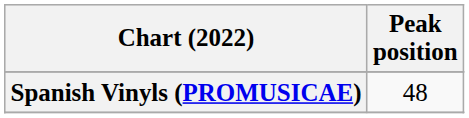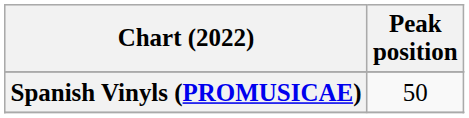(415, 91) 48 -> (415, 91) 50
